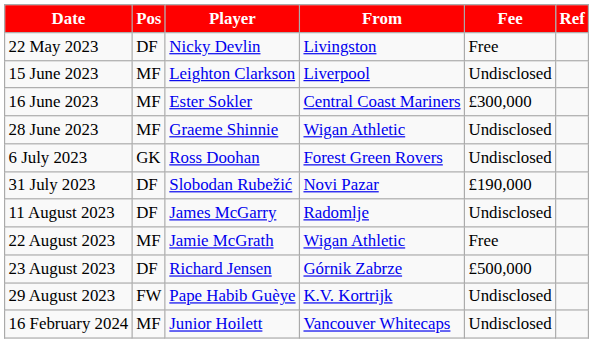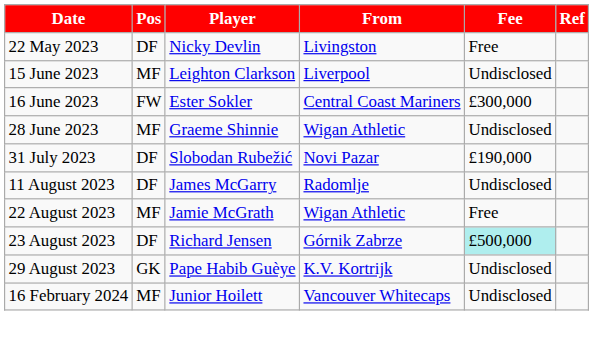(148, 102) MF -> (149, 102) FW
- row: (48, 157)
(500, 268) no background -> (500, 241) paleturquoise background
(149, 296) FW -> (148, 268) GK
